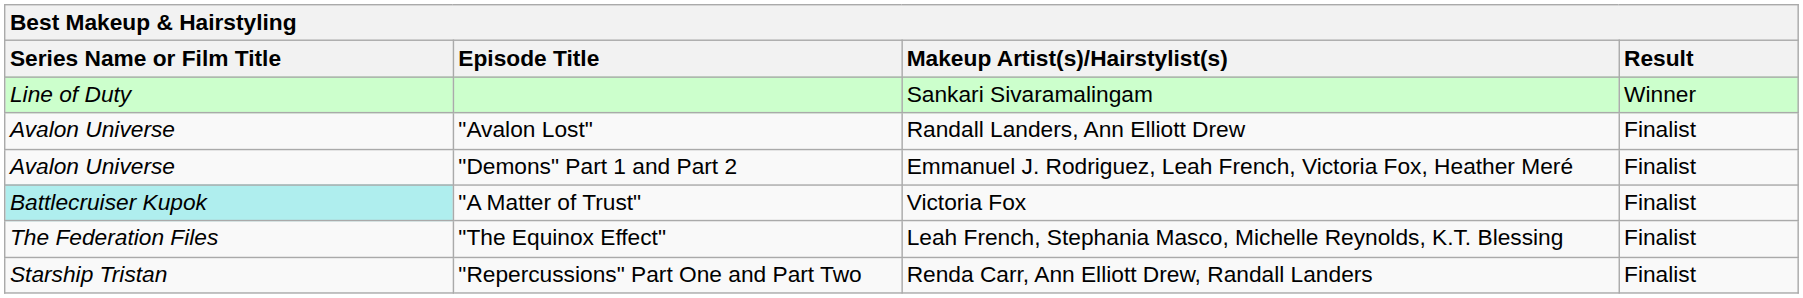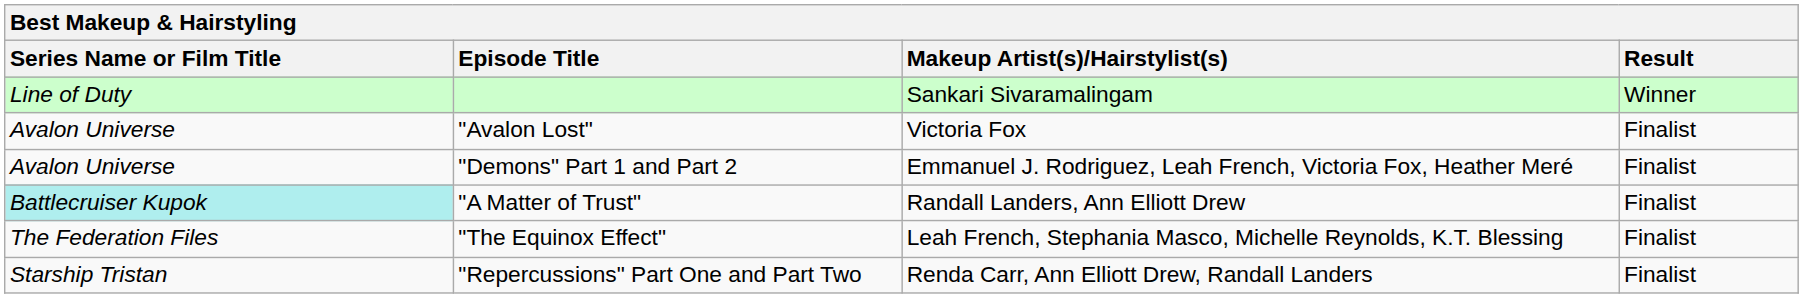(1076, 130) Randall Landers, Ann Elliott Drew -> (966, 130) Victoria Fox
(966, 202) Victoria Fox -> (1076, 202) Randall Landers, Ann Elliott Drew
